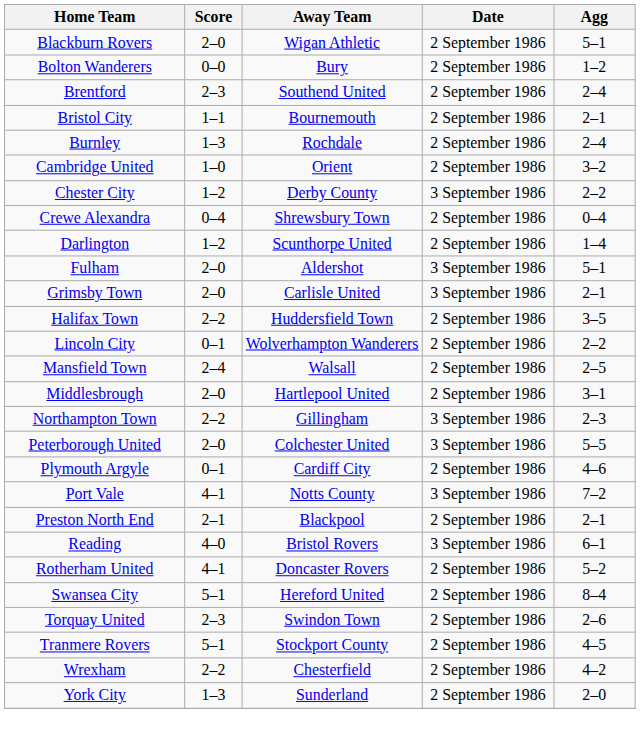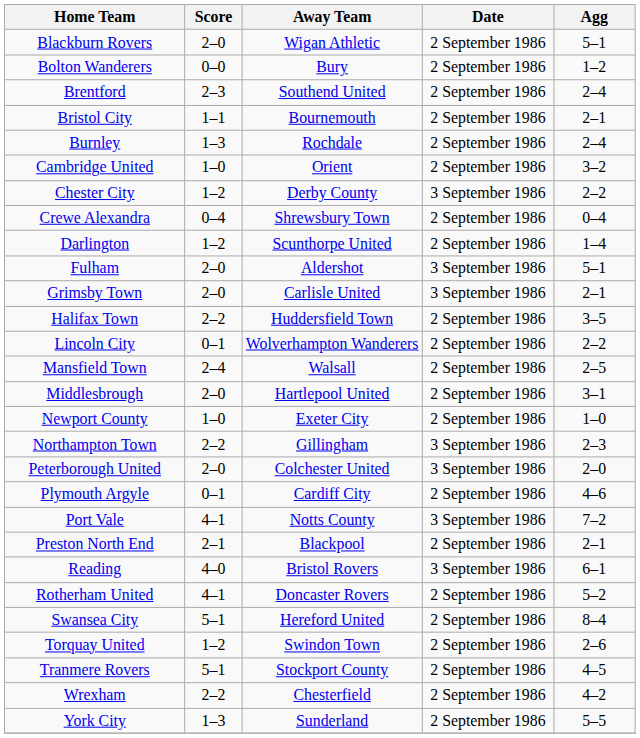+ row: (95, 419)
(594, 444) 5–5 -> (594, 469) 2–0
(213, 619) 2–3 -> (213, 645) 1–2
(594, 695) 2–0 -> (594, 720) 5–5
